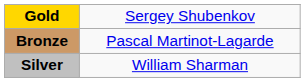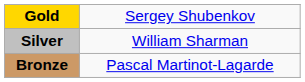rows swapped: (42, 65) <-> (42, 41)
